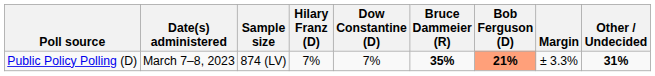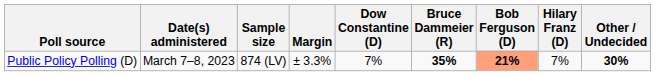columns swapped: (559, 42) <-> (311, 28)
(616, 61) 31% -> (616, 61) 30%
